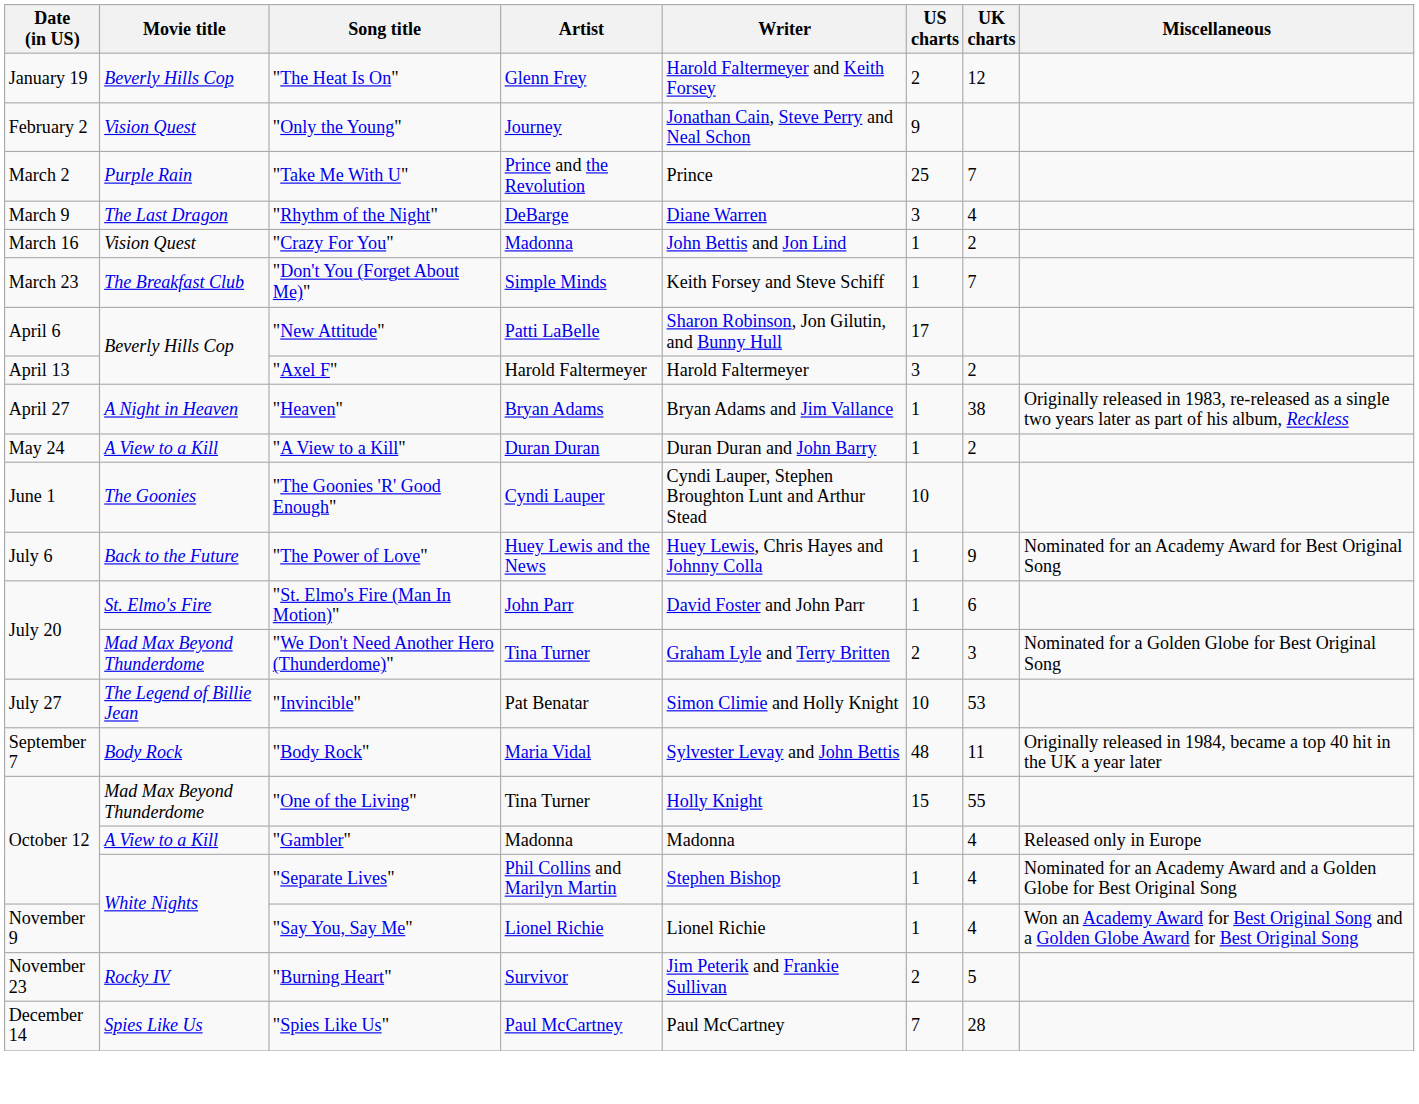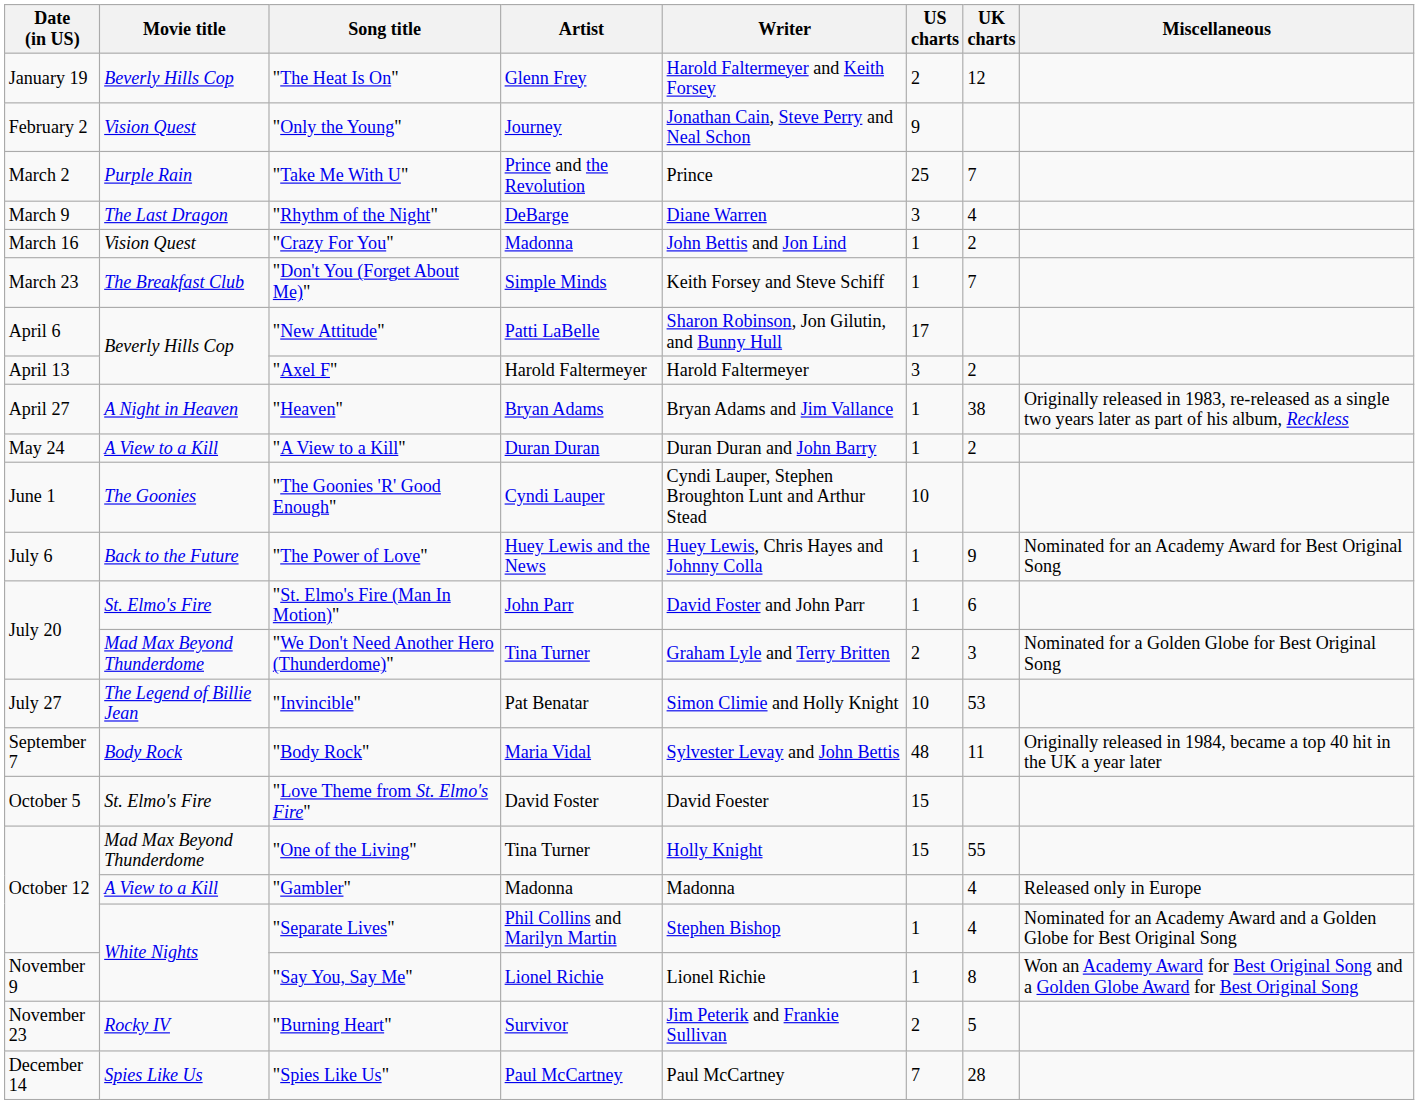+ row: (380, 801)
(972, 927) 4 -> (972, 976) 8
